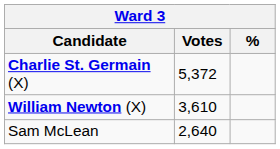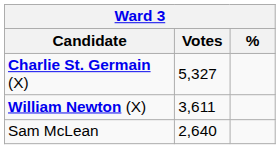(198, 74) 5,372 -> (198, 74) 5,327
(198, 107) 3,610 -> (197, 107) 3,611
